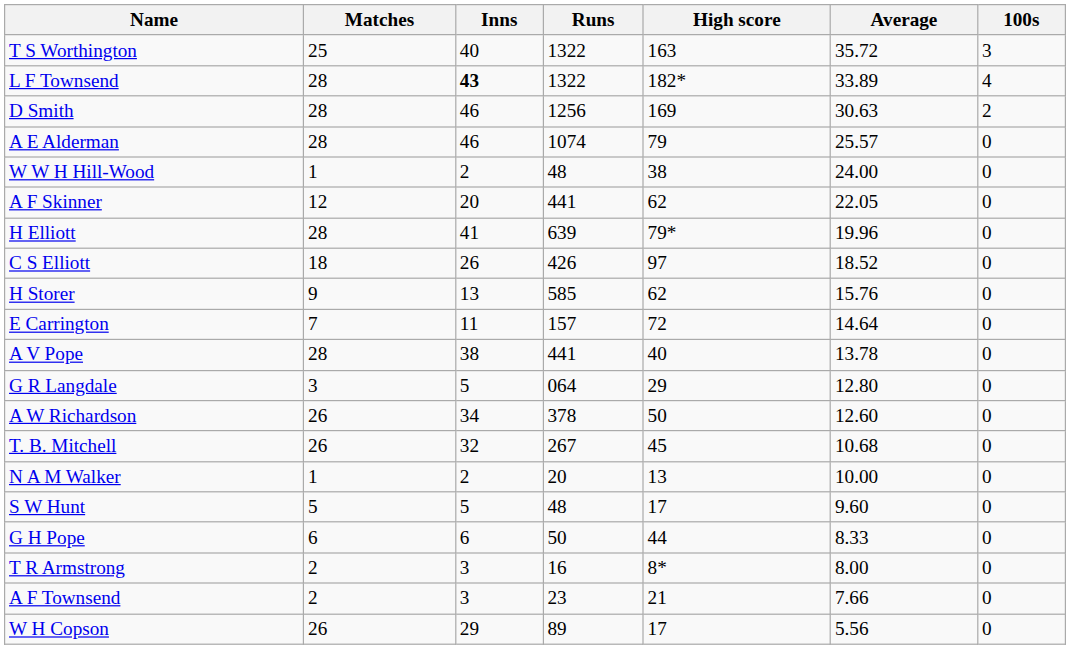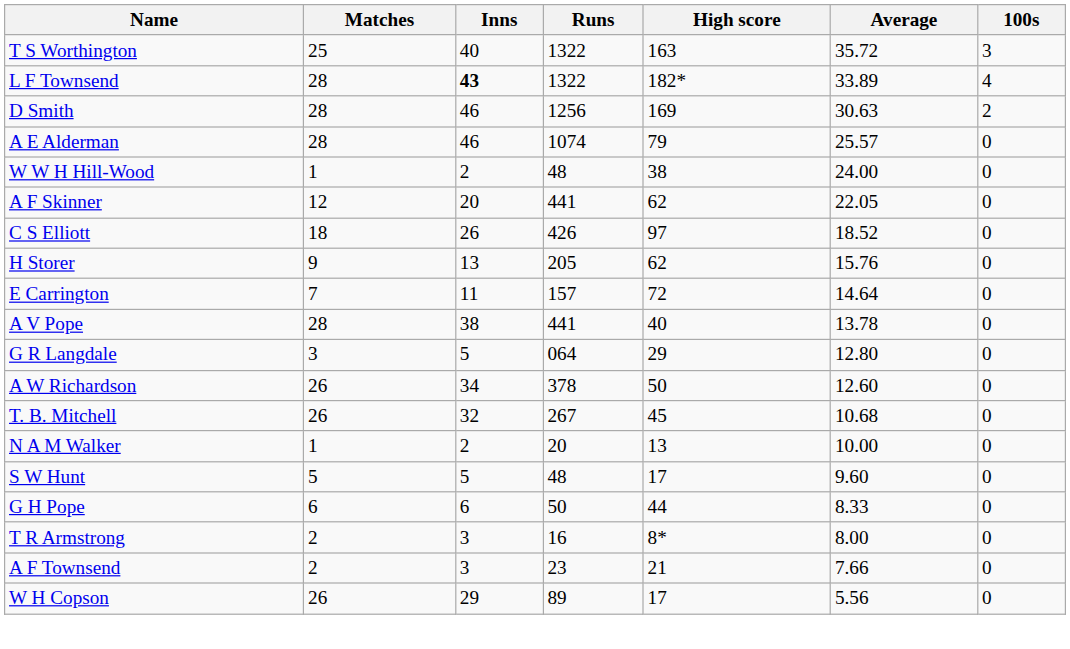- row: (42, 232)
(562, 293) 585 -> (562, 263) 205
